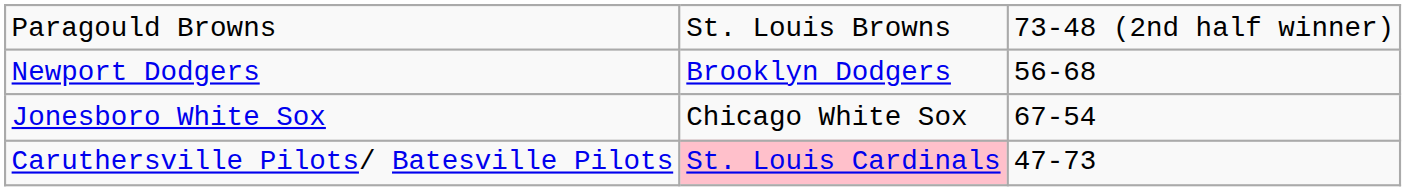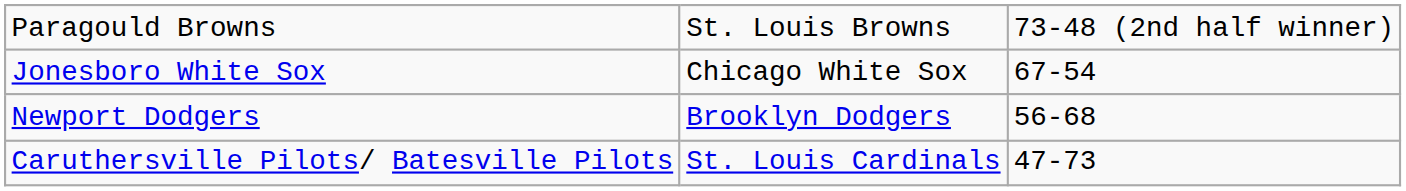rows swapped: (169, 117) <-> (136, 72)
(843, 162) pink background -> (843, 162) no background
